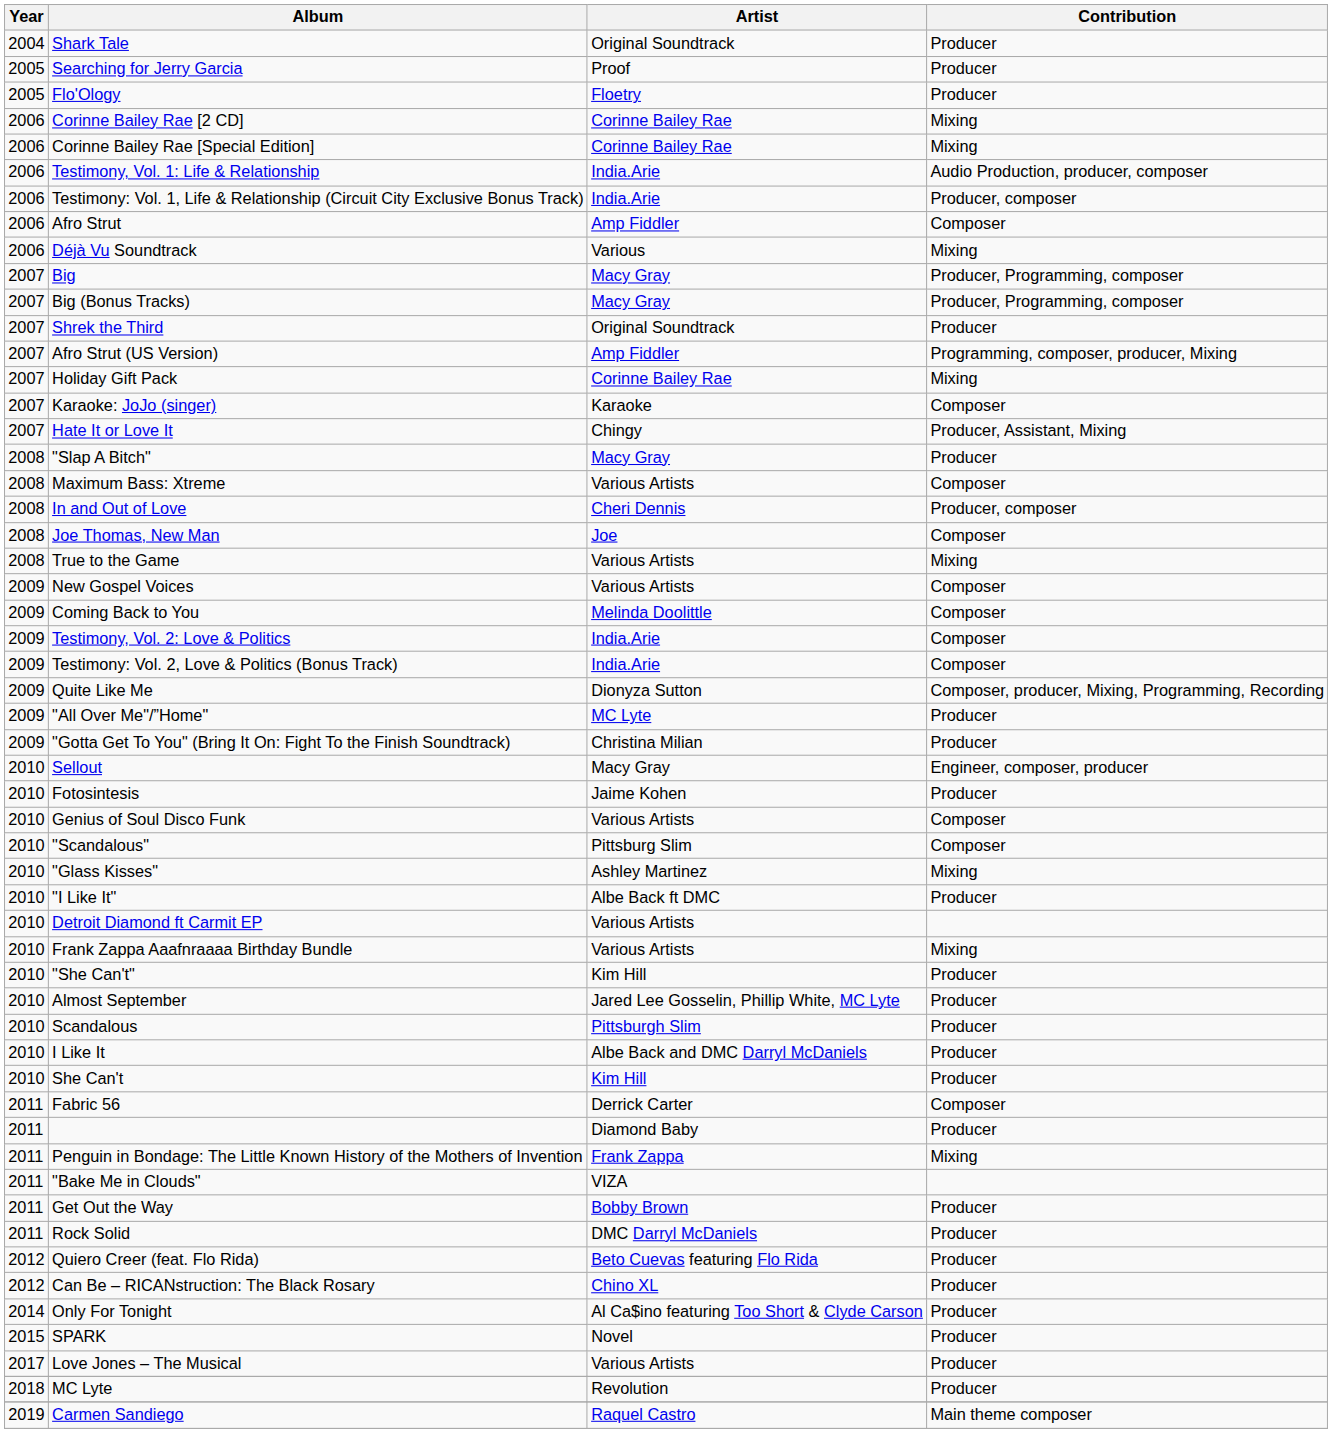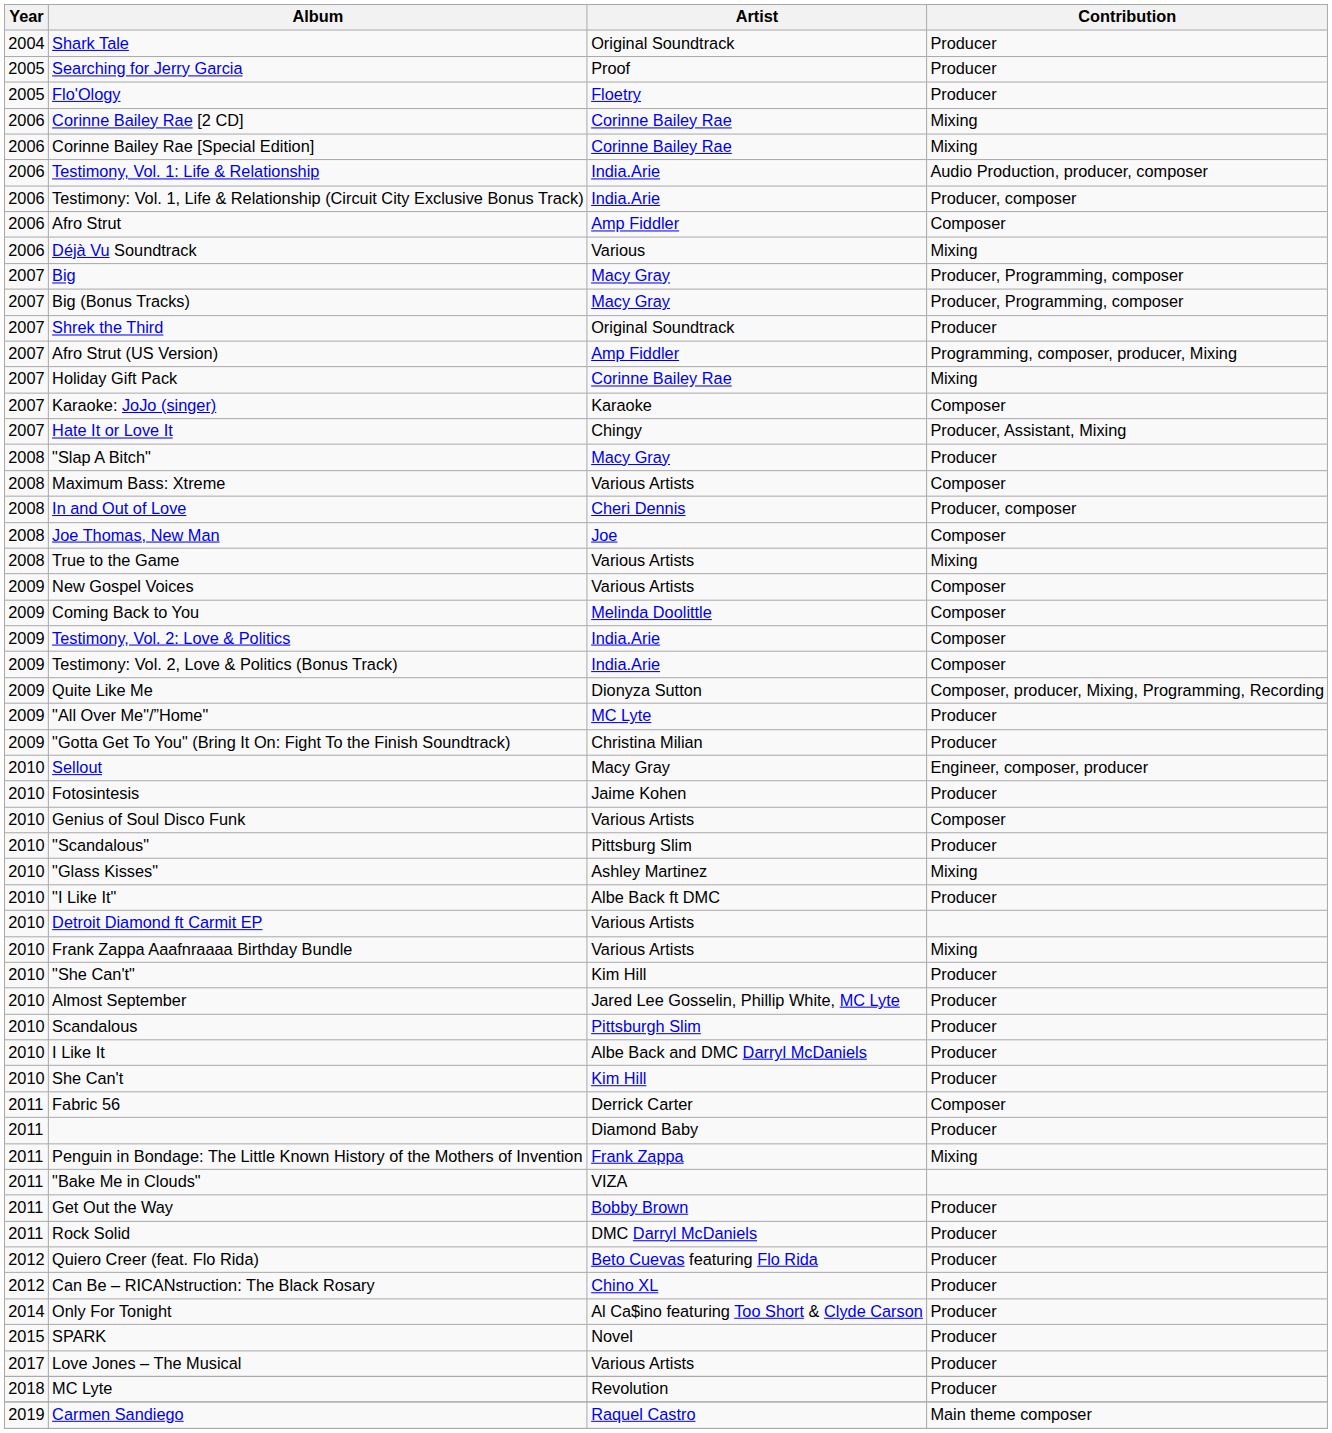(968, 845) Composer -> (964, 845) Producer
